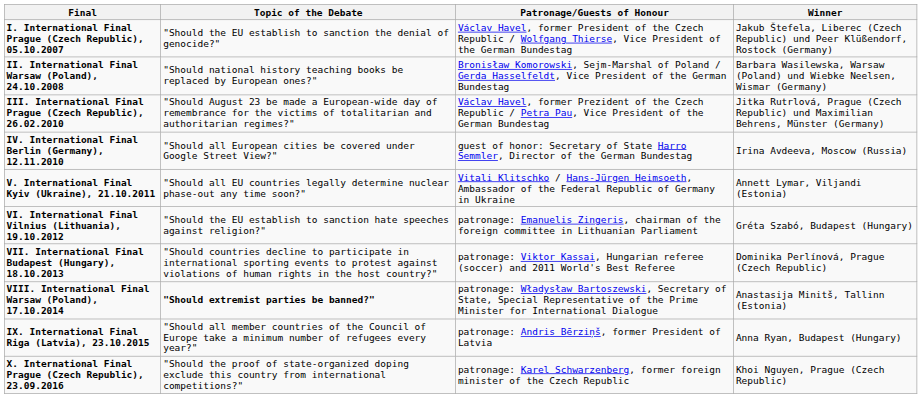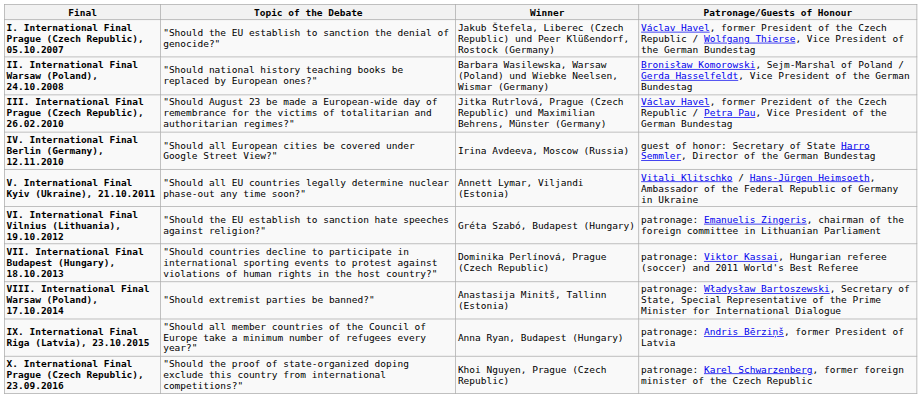columns swapped: (595, 12) <-> (825, 12)
(269, 300) bold -> (269, 300) normal
